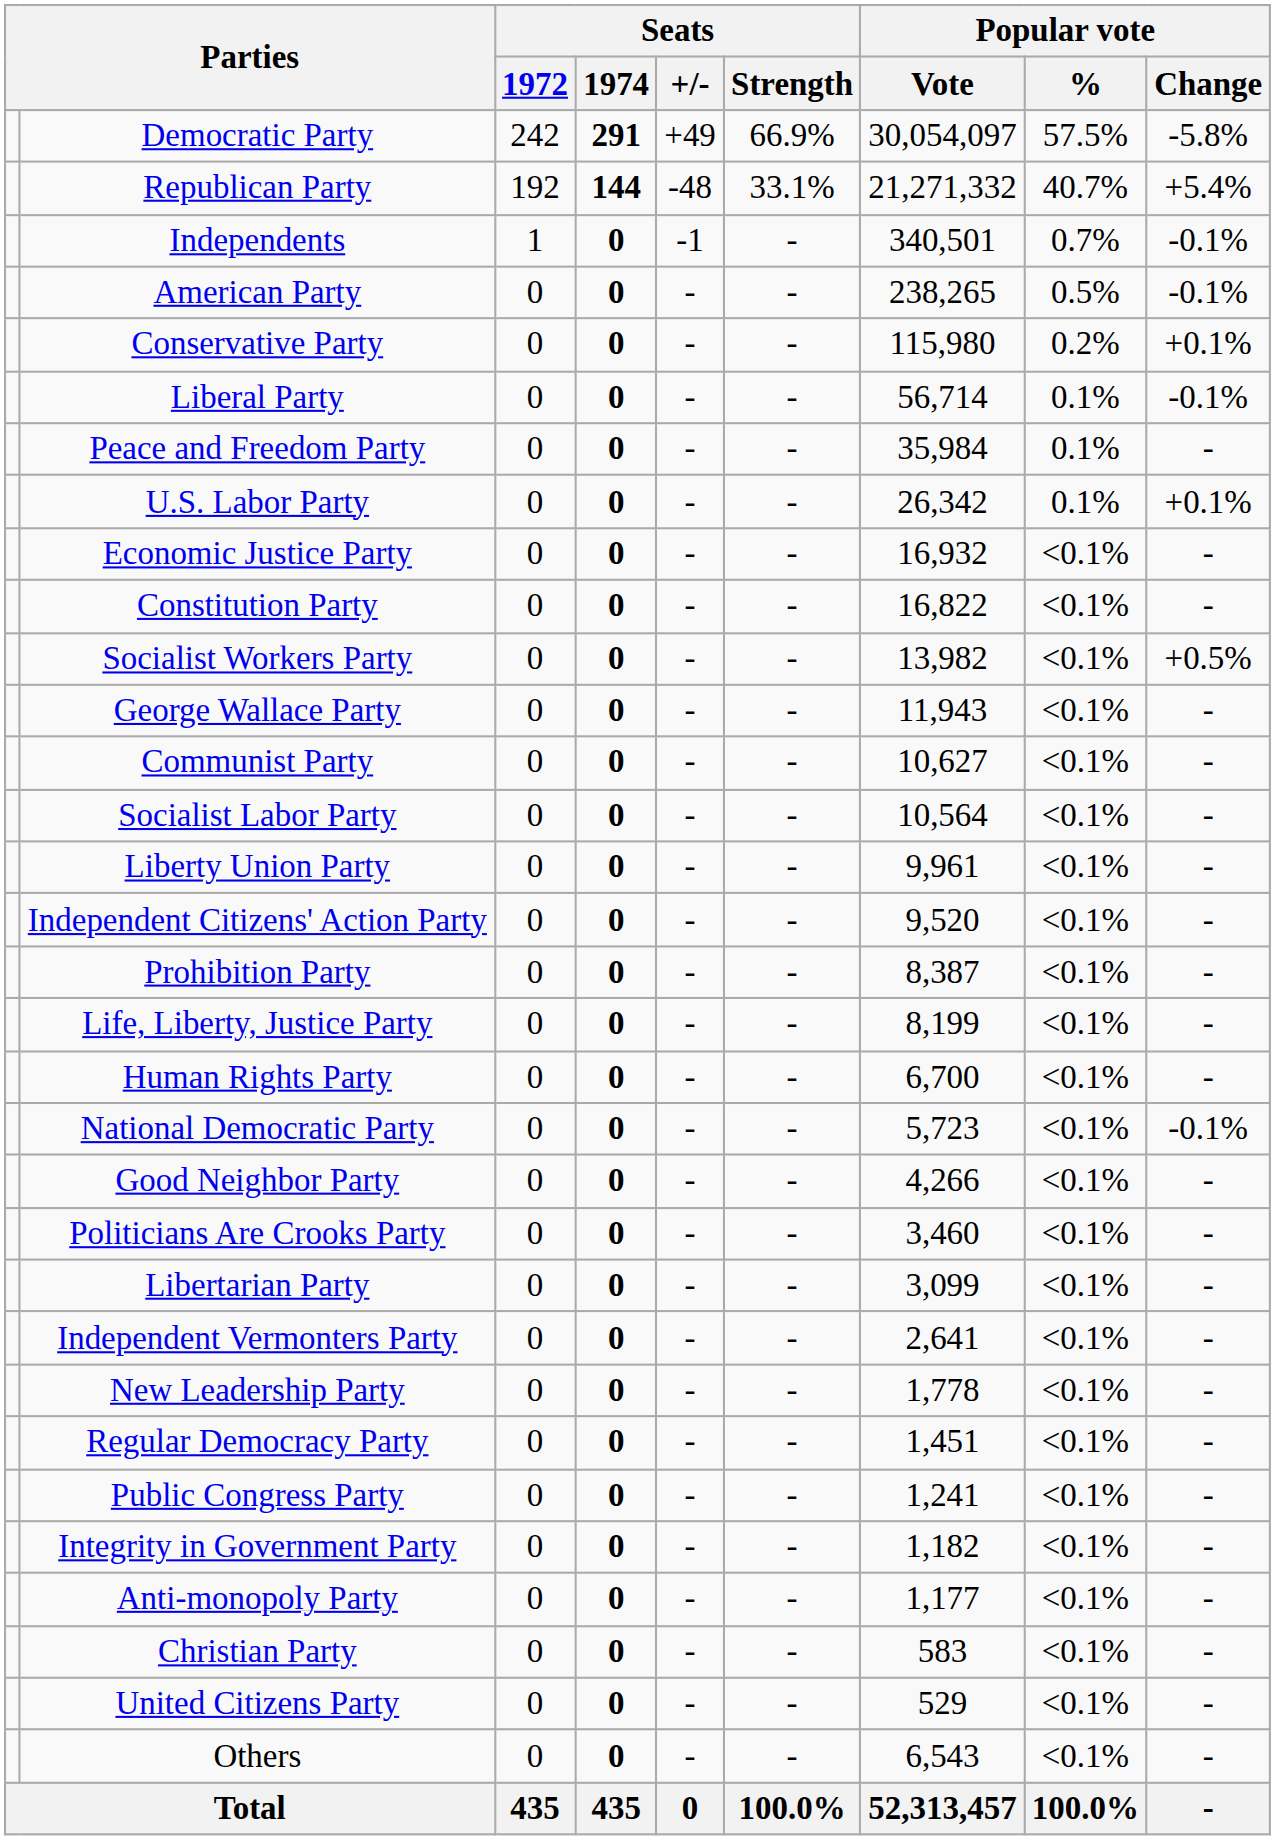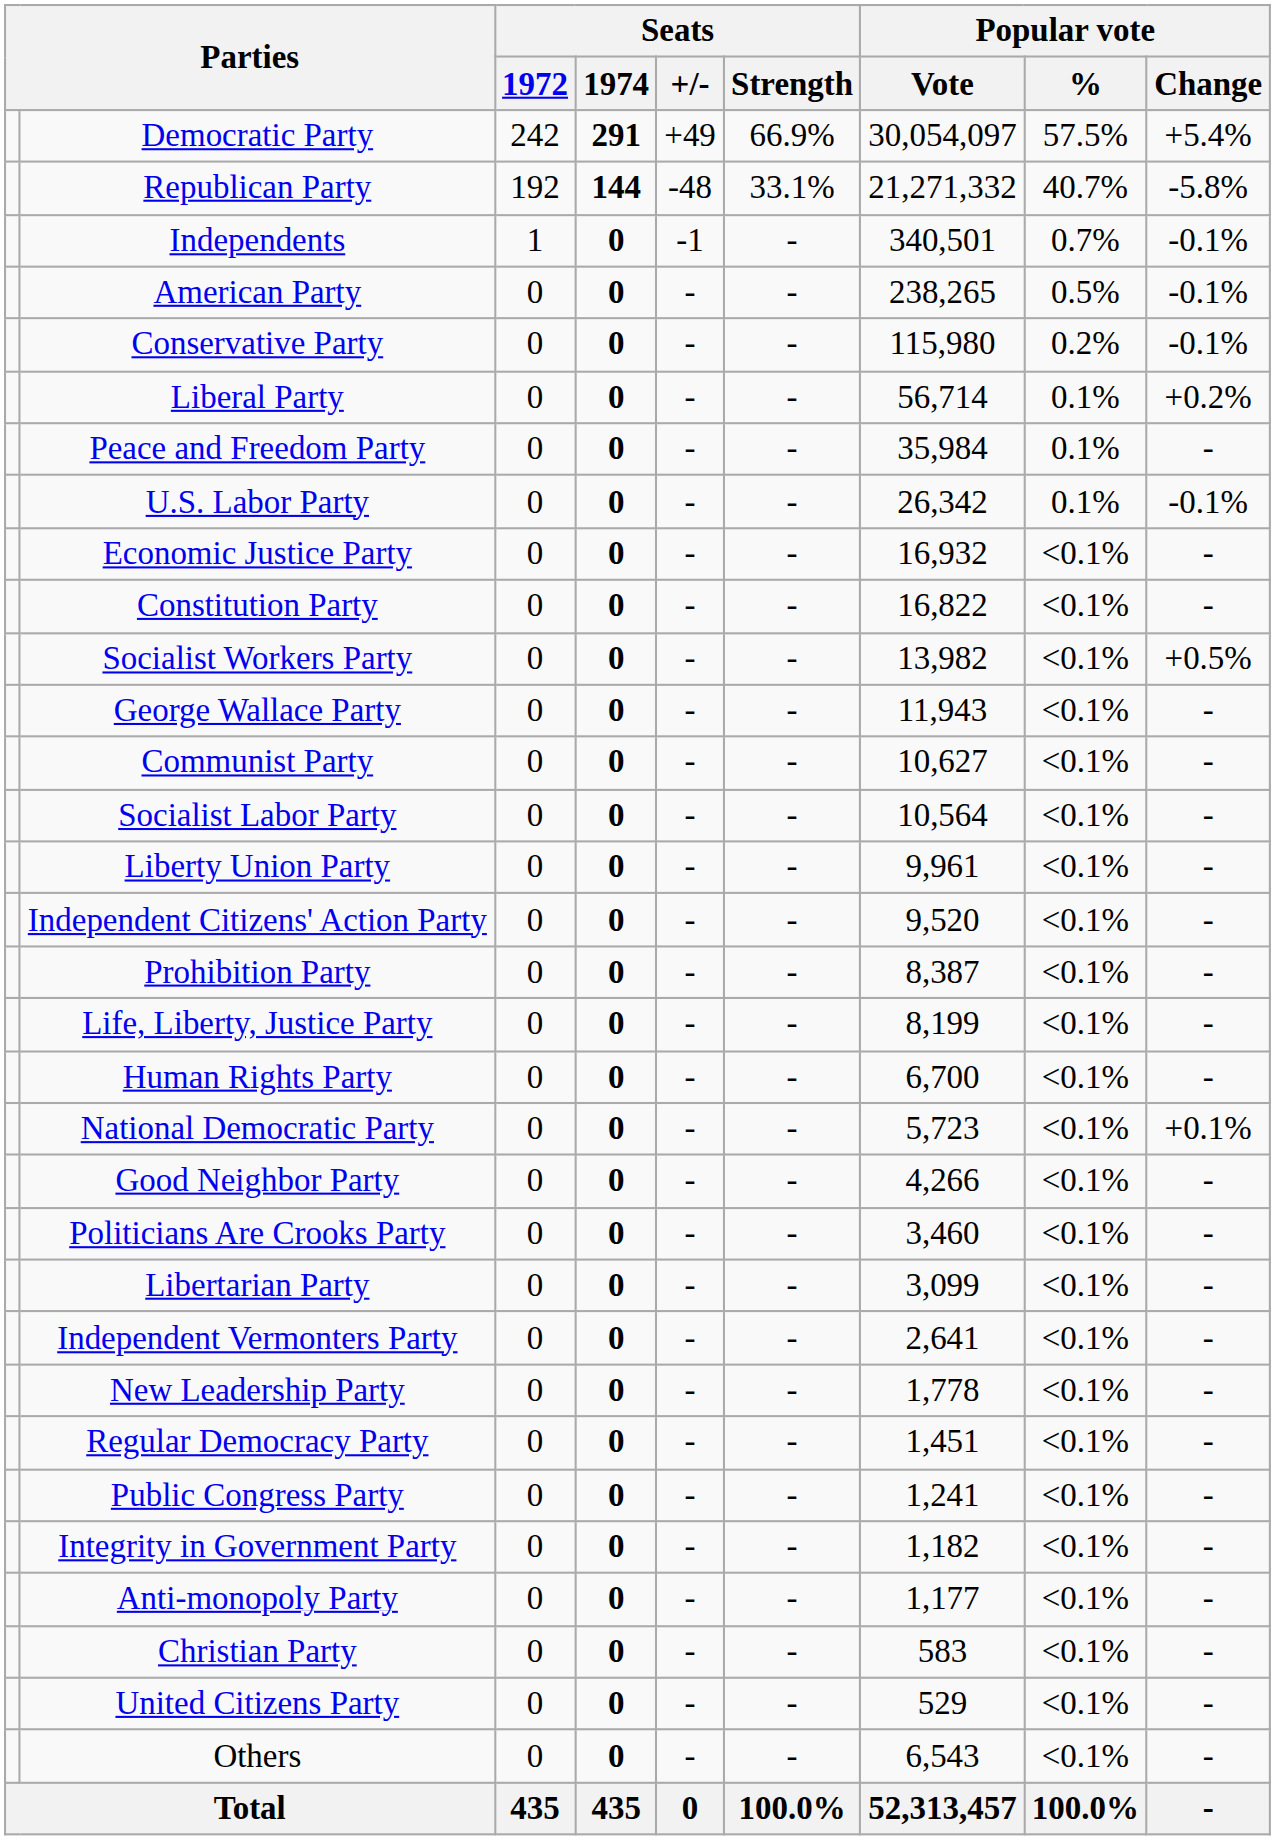(1208, 135) -5.8% -> (1208, 135) +5.4%
(1208, 187) +5.4% -> (1208, 187) -5.8%
(1208, 344) +0.1% -> (1208, 344) -0.1%
(1208, 396) -0.1% -> (1208, 396) +0.2%
(1208, 501) +0.1% -> (1208, 501) -0.1%
(1208, 1128) -0.1% -> (1208, 1128) +0.1%
